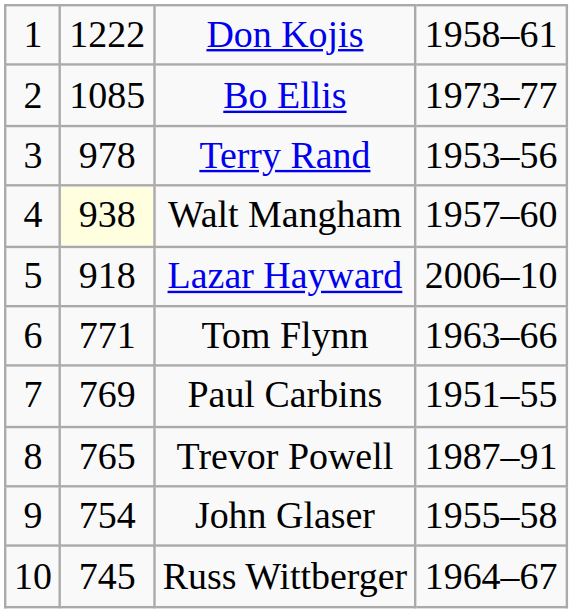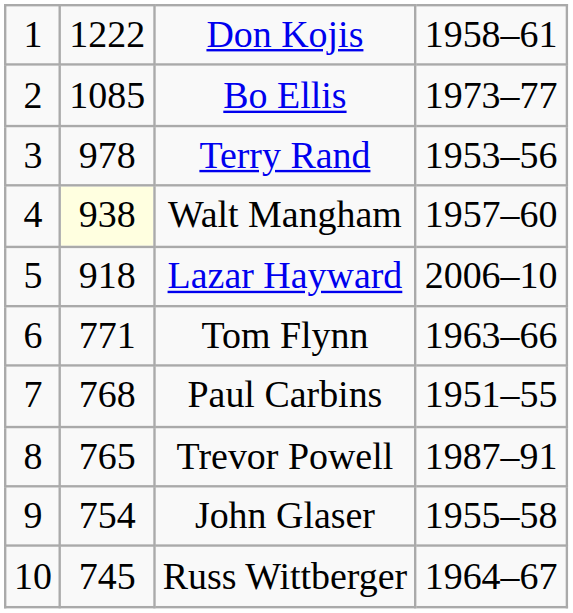(107, 395) 769 -> (107, 395) 768
